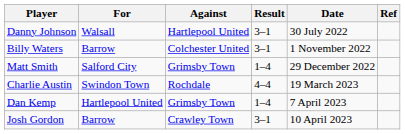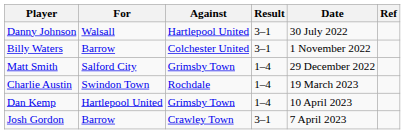(263, 84) 4–4 -> (263, 84) 1–4
(318, 102) 7 April 2023 -> (321, 102) 10 April 2023
(321, 119) 10 April 2023 -> (318, 119) 7 April 2023
